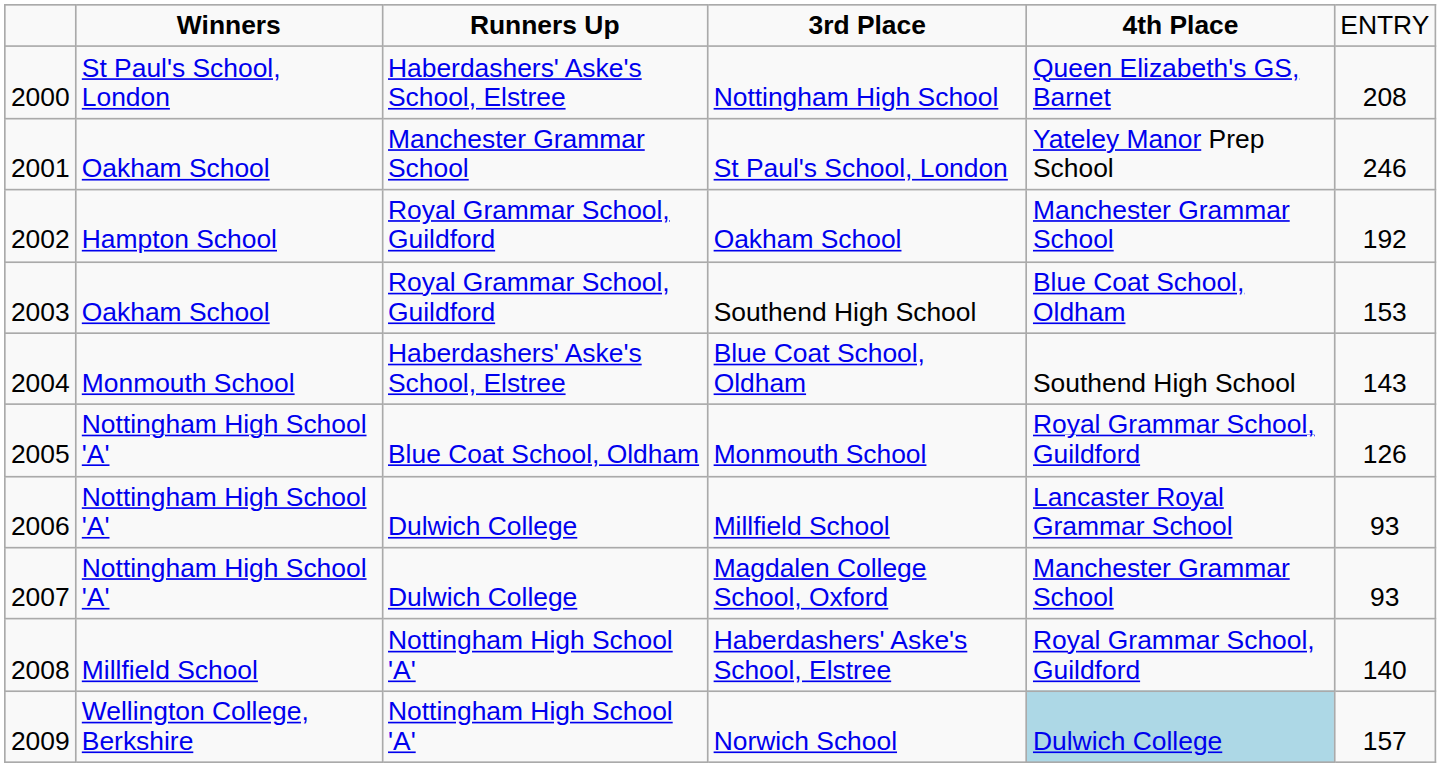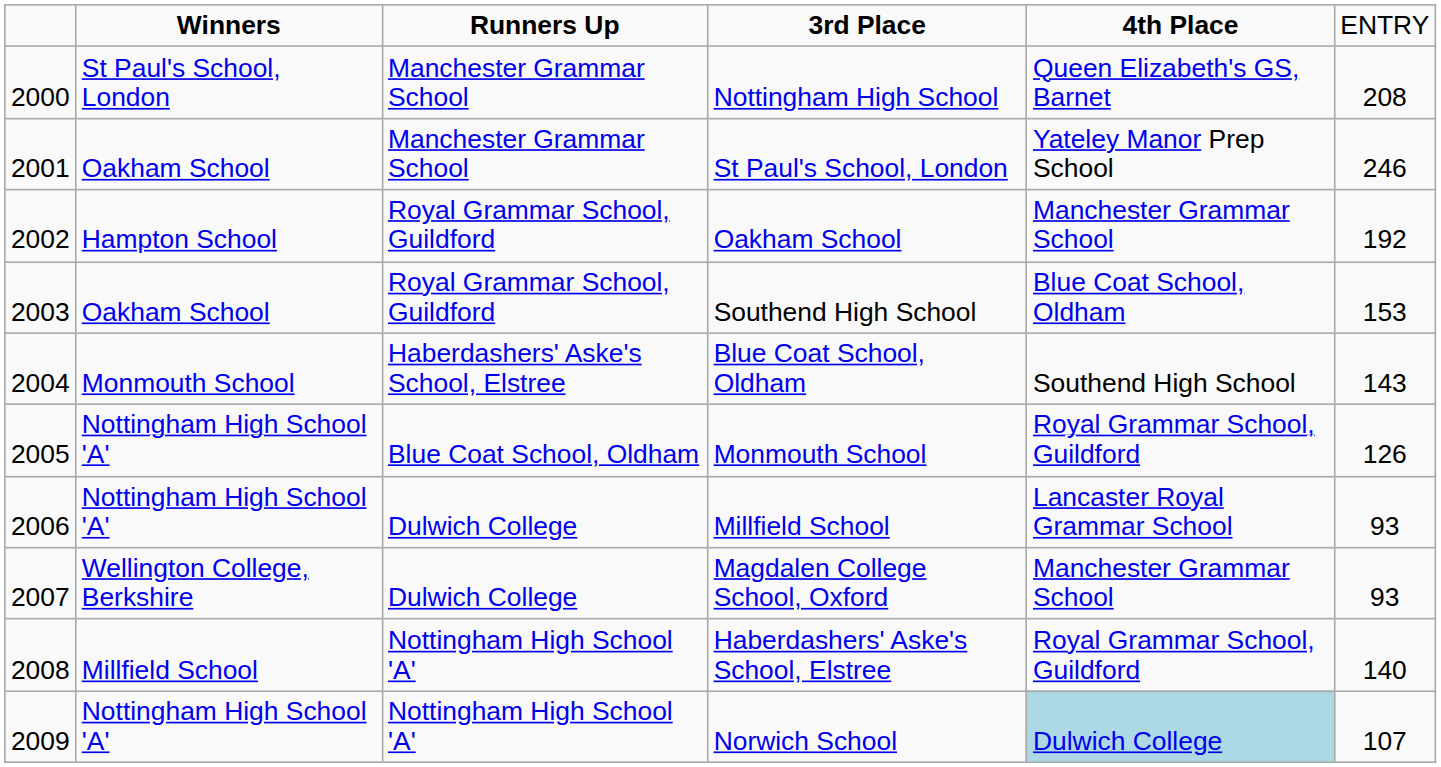(515, 82) Haberdashers' Aske's School, Elstree -> (516, 82) Manchester Grammar School
(224, 583) Nottingham High School 'A' -> (195, 583) Wellington College, Berkshire
(195, 726) Wellington College, Berkshire -> (224, 726) Nottingham High School 'A'
(1385, 741) 157 -> (1385, 741) 107
